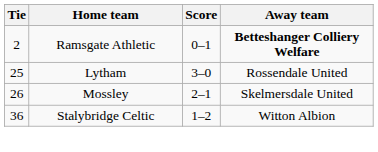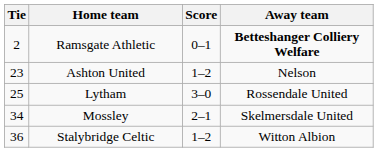+ row: (106, 72)
(17, 94) 26 -> (17, 115) 34
